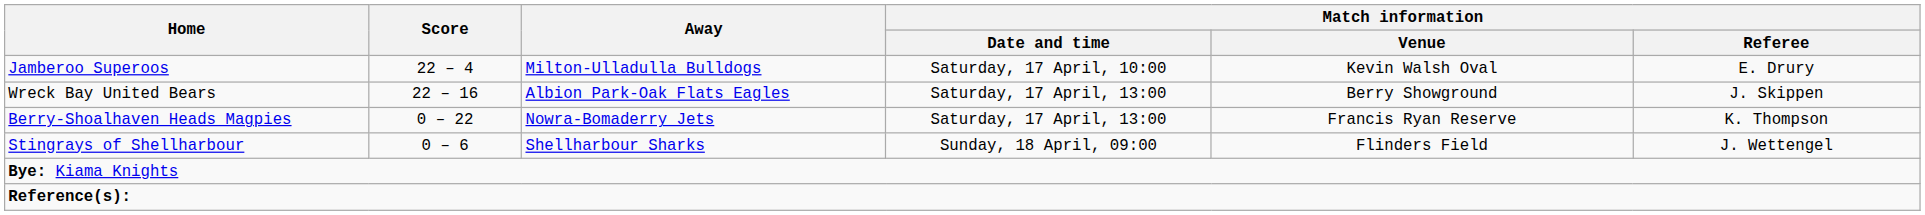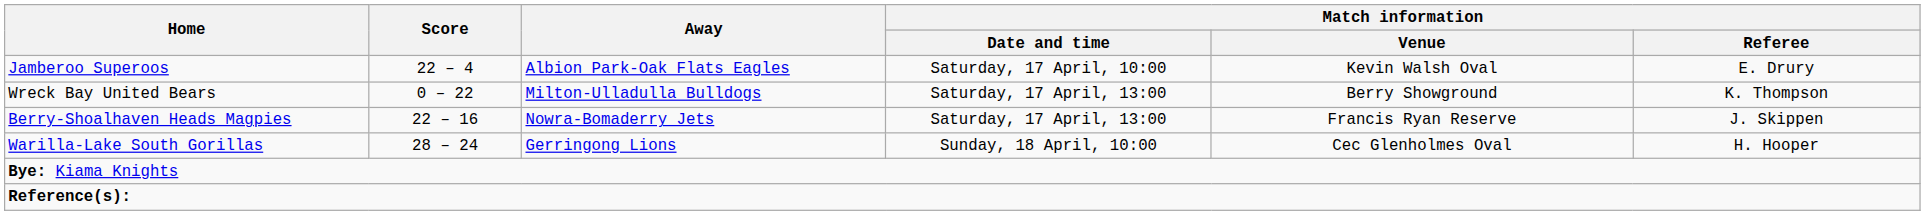(643, 69) Milton-Ulladulla Bulldogs -> (658, 69) Albion Park-Oak Flats Eagles
(445, 94) 22 – 16 -> (445, 94) 0 – 22
(658, 94) Albion Park-Oak Flats Eagles -> (643, 94) Milton-Ulladulla Bulldogs
(1776, 94) J. Skippen -> (1776, 94) K. Thompson
(445, 120) 0 – 22 -> (445, 120) 22 – 16
(1776, 120) K. Thompson -> (1776, 120) J. Skippen
- row: (126, 146)
+ row: (136, 146)
